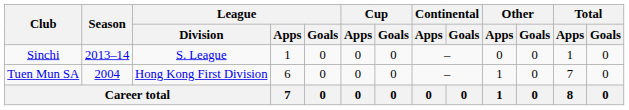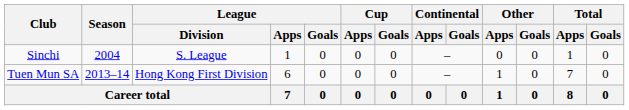(107, 54) 2013–14 -> (107, 54) 2004
(107, 74) 2004 -> (107, 74) 2013–14
